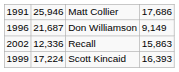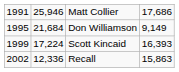(18, 28) 1996 -> (18, 28) 1995
(48, 28) 21,687 -> (48, 28) 21,684
rows swapped: (97, 59) <-> (82, 43)
